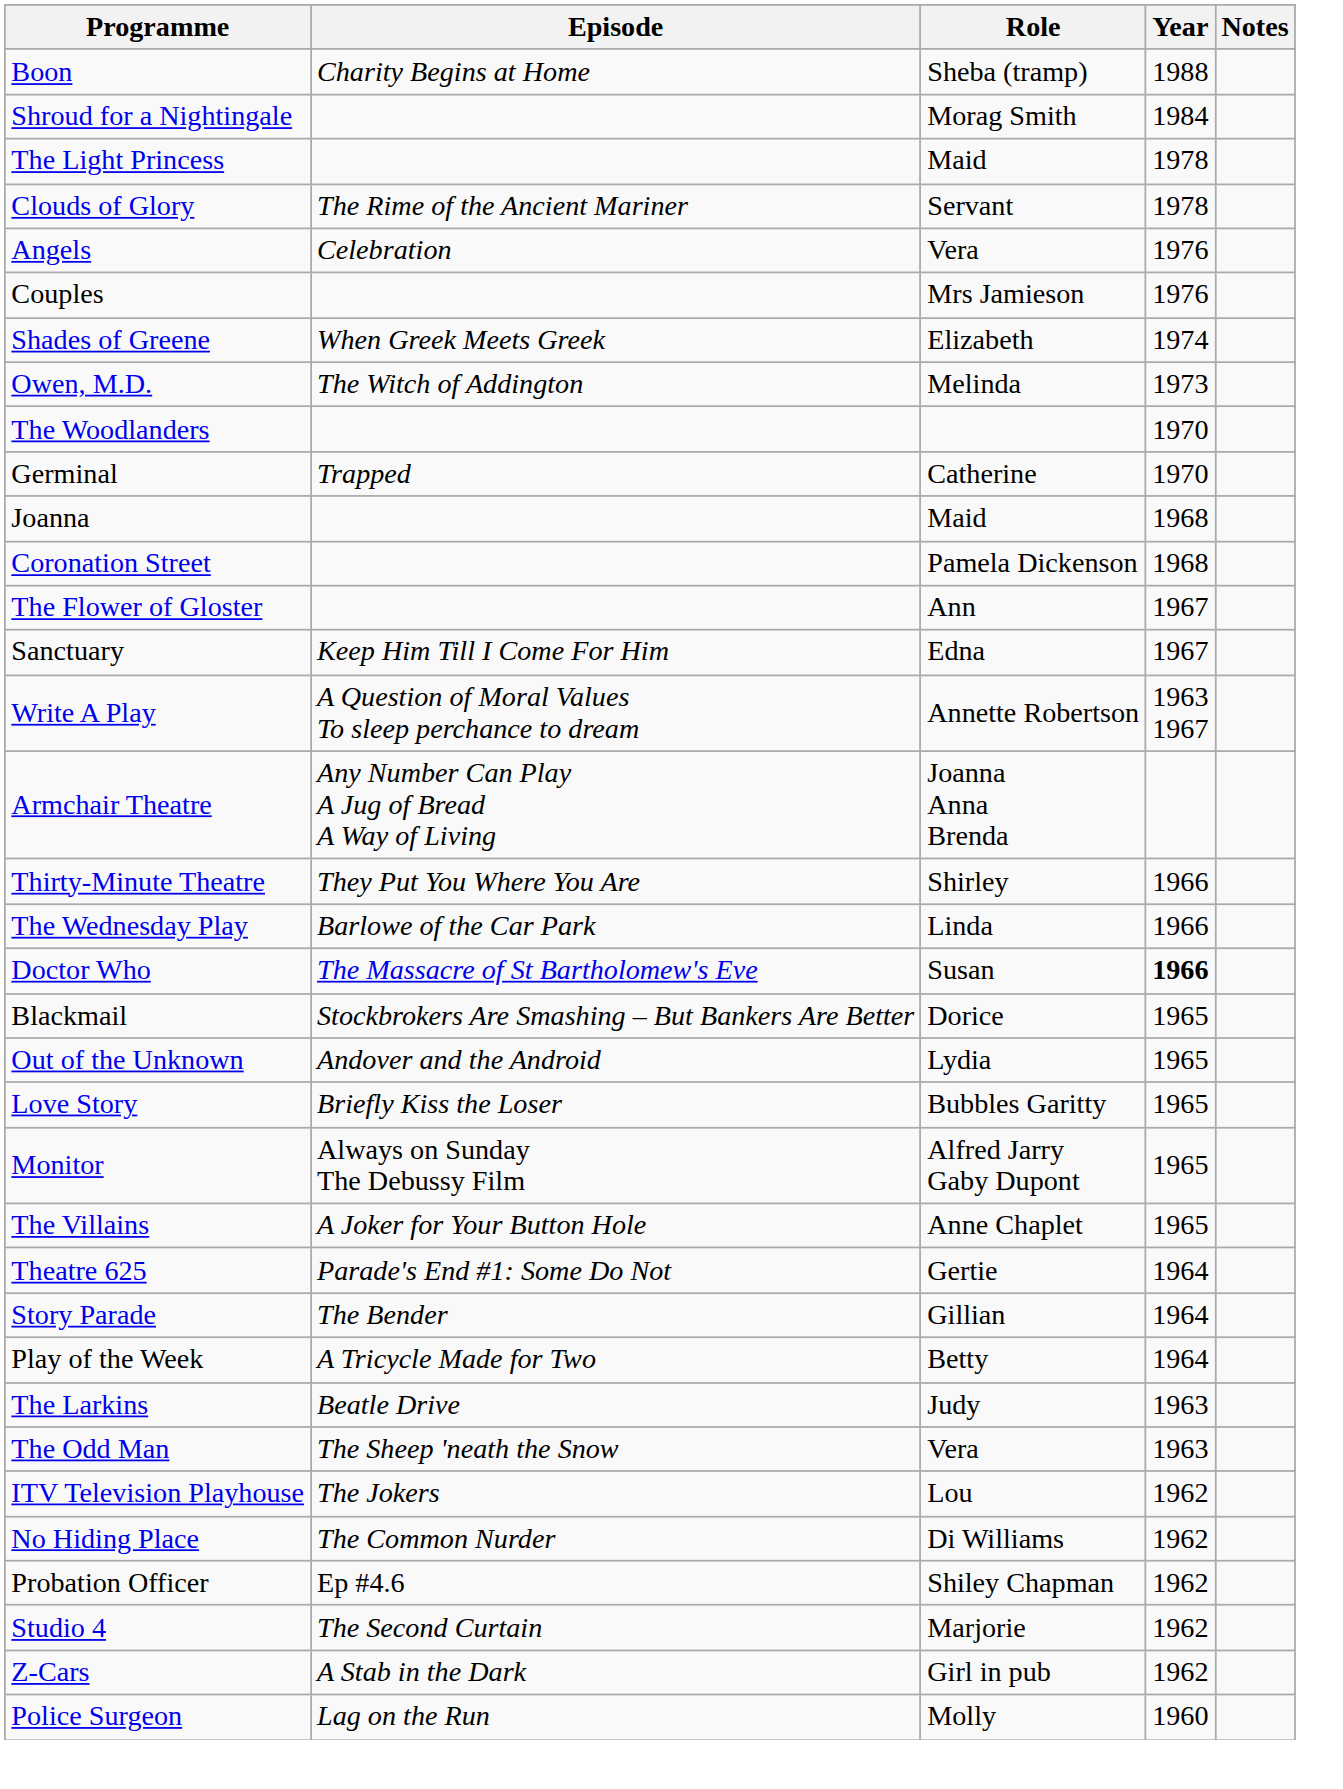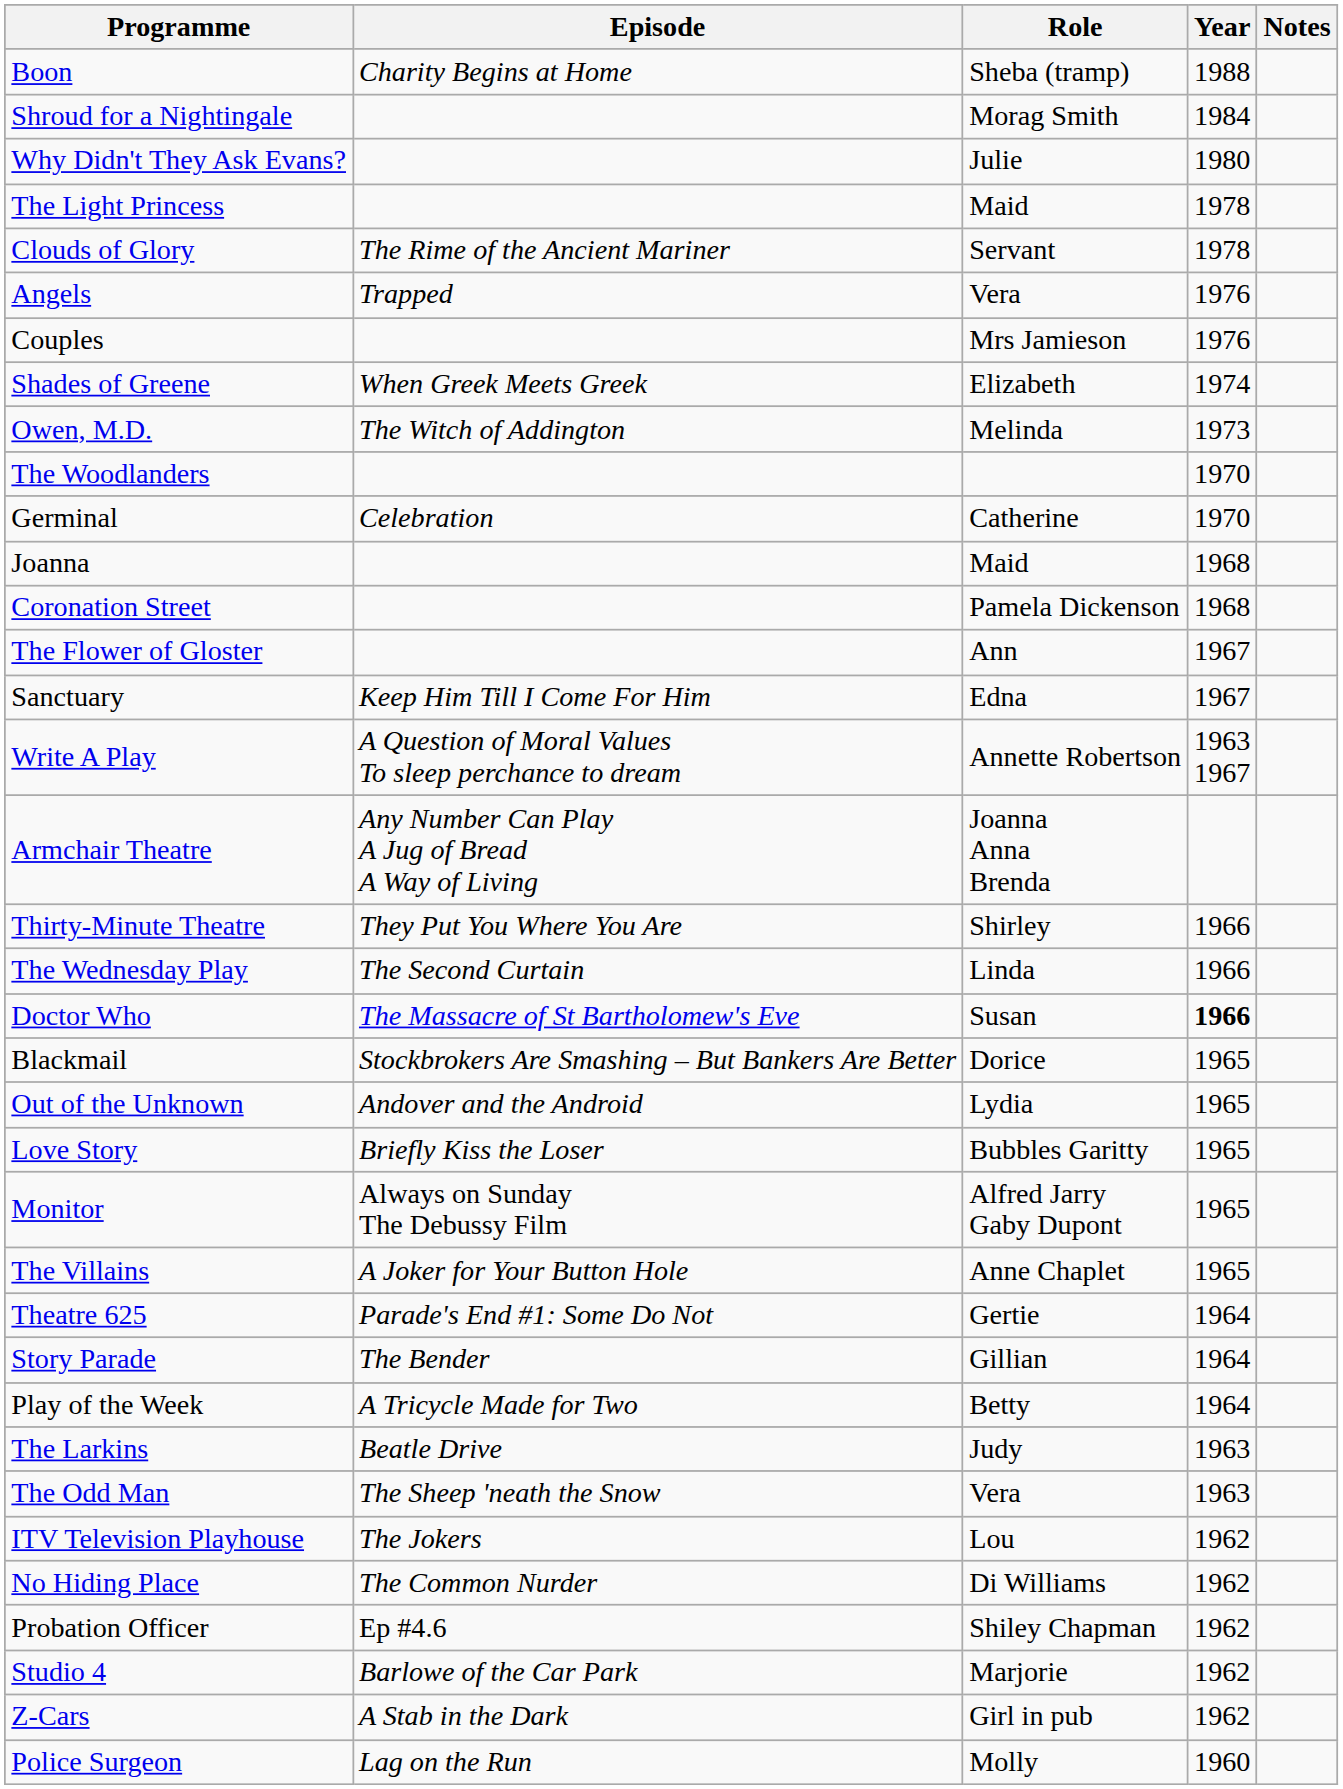+ row: (179, 160)
(384, 250) Celebration -> (406, 294) Trapped
(364, 473) Trapped -> (426, 518) Celebration
(456, 925) Barlowe of the Car Park -> (472, 970) The Second Curtain
(430, 1627) The Second Curtain -> (498, 1671) Barlowe of the Car Park
